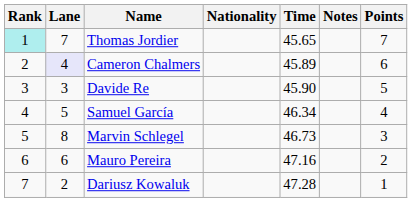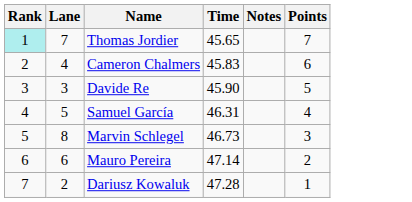- column: (242, 16)
(64, 64) lavender background -> (64, 64) no background
(300, 64) 45.89 -> (223, 64) 45.83
(300, 112) 46.34 -> (223, 112) 46.31
(300, 161) 47.16 -> (223, 161) 47.14
